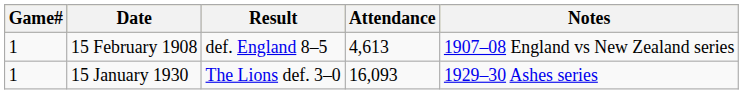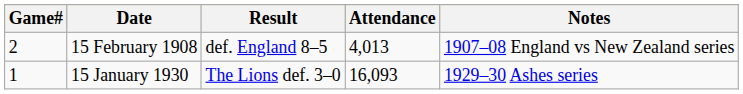(13, 46) 1 -> (13, 46) 2
(369, 46) 4,613 -> (369, 46) 4,013
